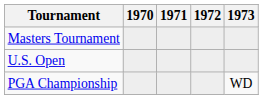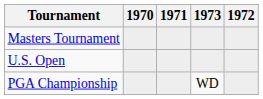columns swapped: (207, 15) <-> (241, 15)
